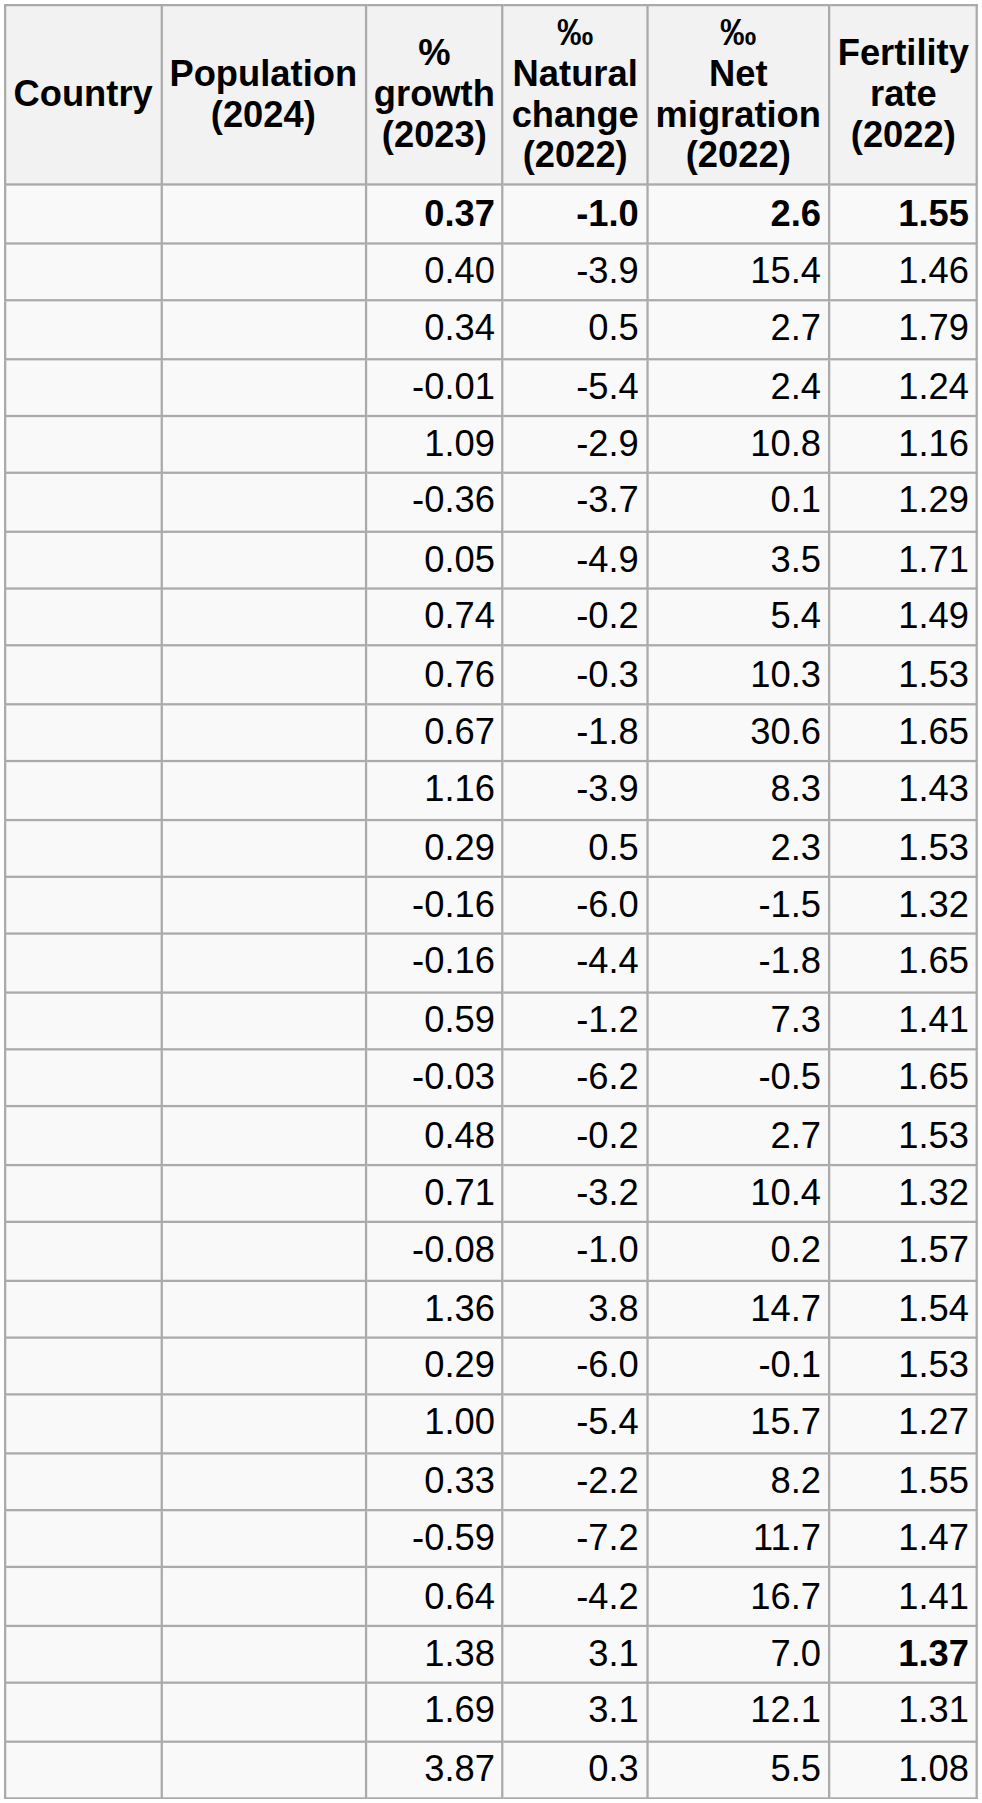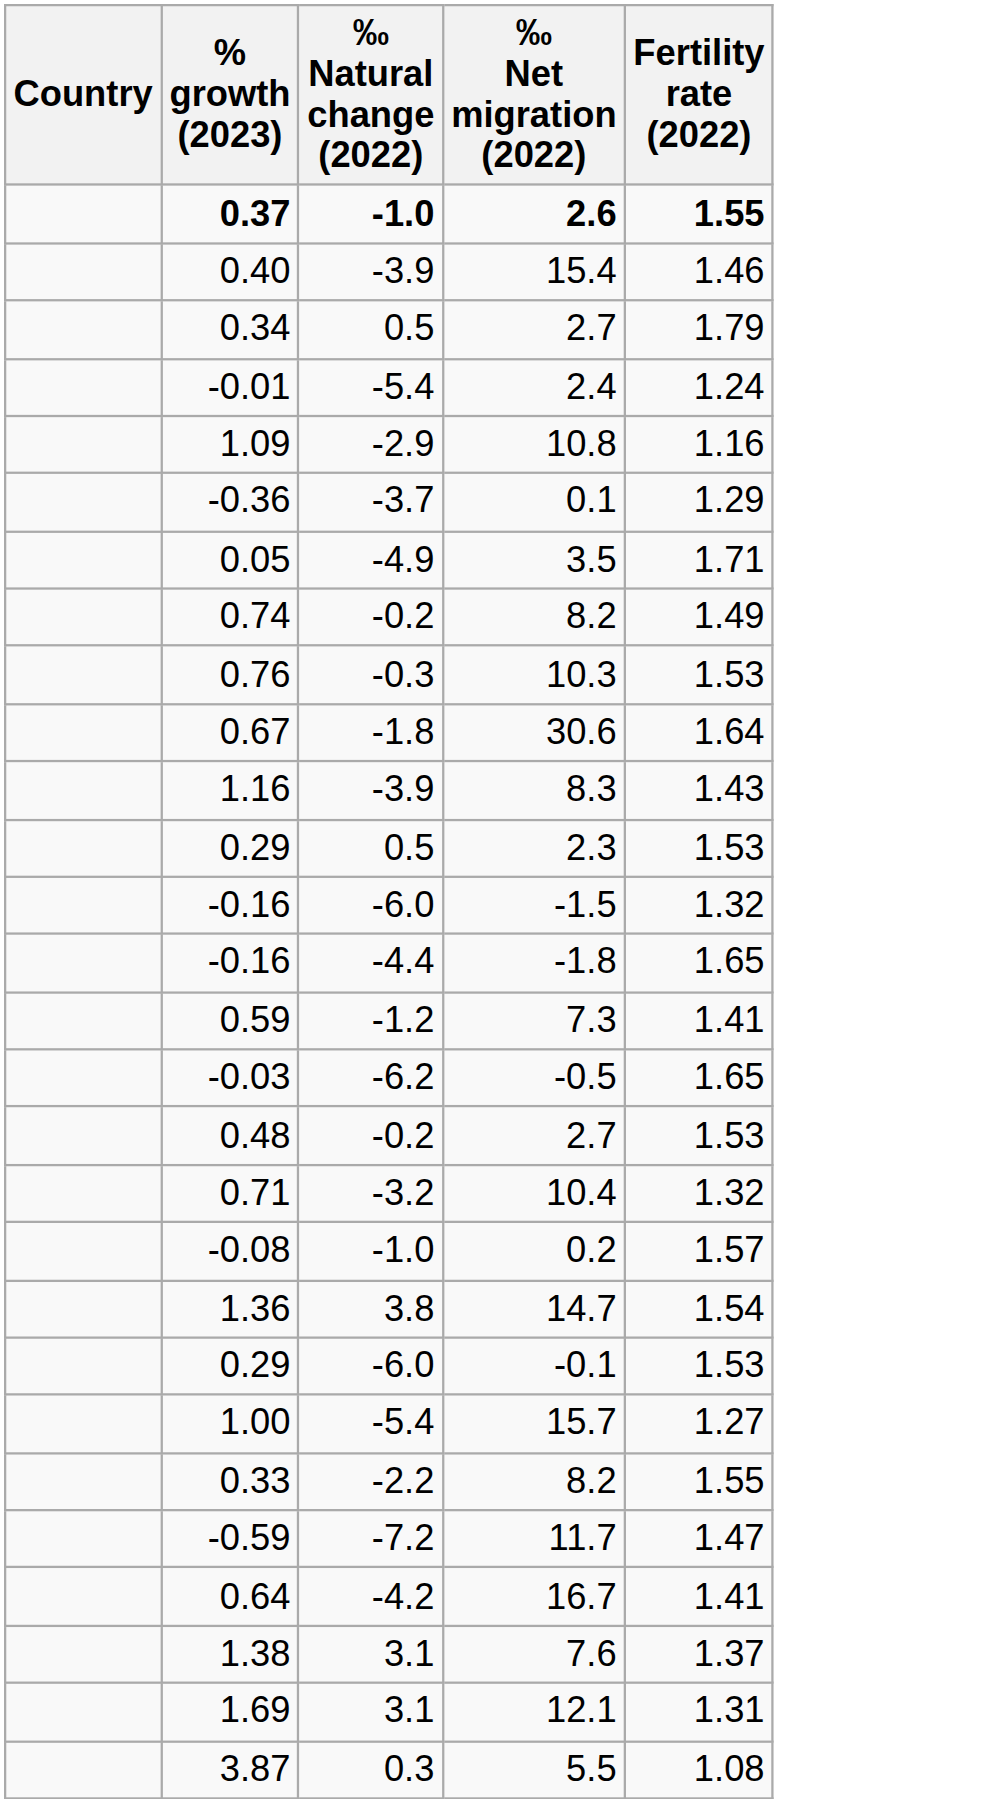- column: (263, 94)
(796, 616) 5.4 -> (591, 616) 8.2
(934, 731) 1.65 -> (729, 731) 1.64
(796, 1653) 7.0 -> (591, 1653) 7.6
(934, 1653) bold -> (729, 1653) normal
